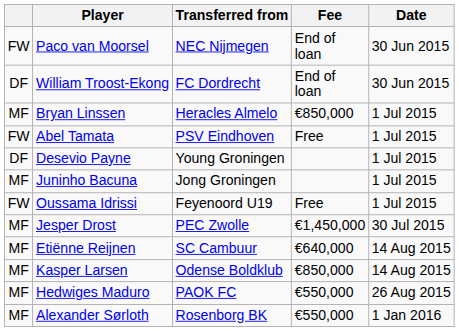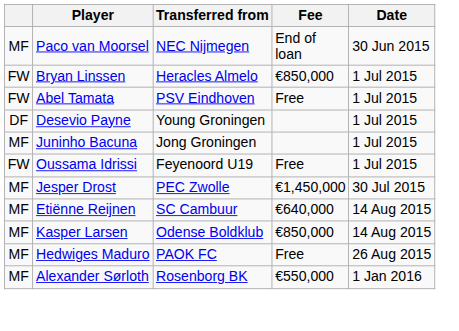(19, 45) FW -> (19, 45) MF
- row: (103, 84)
(19, 114) MF -> (19, 76) FW
(324, 292) €550,000 -> (290, 254) Free
